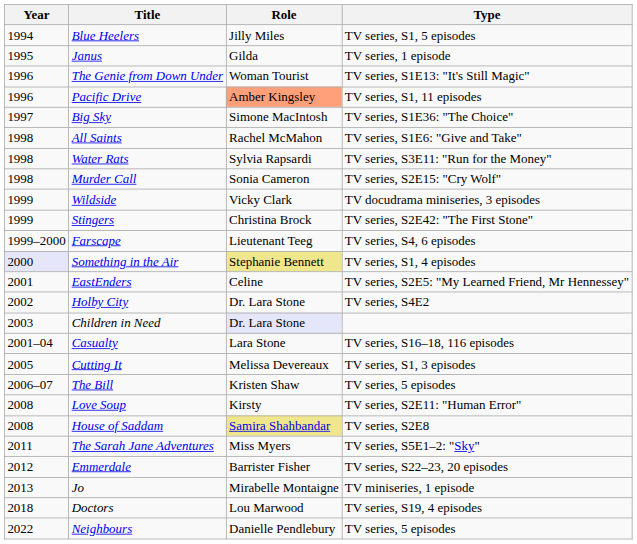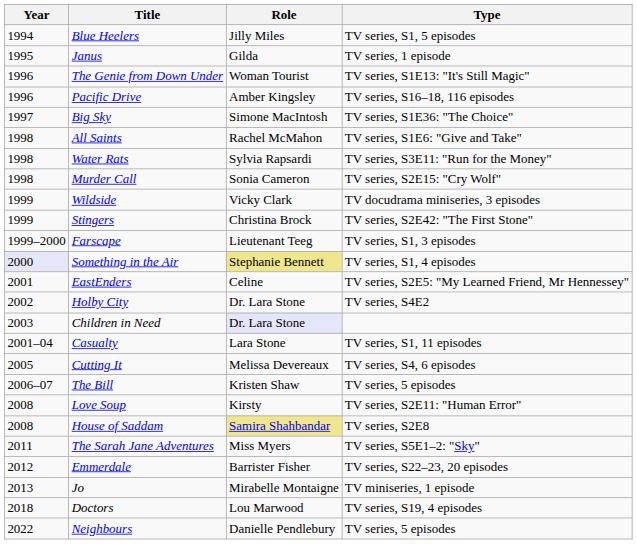(272, 96) lightsalmon background -> (272, 96) no background
(413, 96) TV series, S1, 11 episodes -> (429, 96) TV series, S16–18, 116 episodes
(410, 240) TV series, S4, 6 episodes -> (410, 240) TV series, S1, 3 episodes
(429, 343) TV series, S16–18, 116 episodes -> (413, 343) TV series, S1, 11 episodes
(410, 364) TV series, S1, 3 episodes -> (410, 364) TV series, S4, 6 episodes
